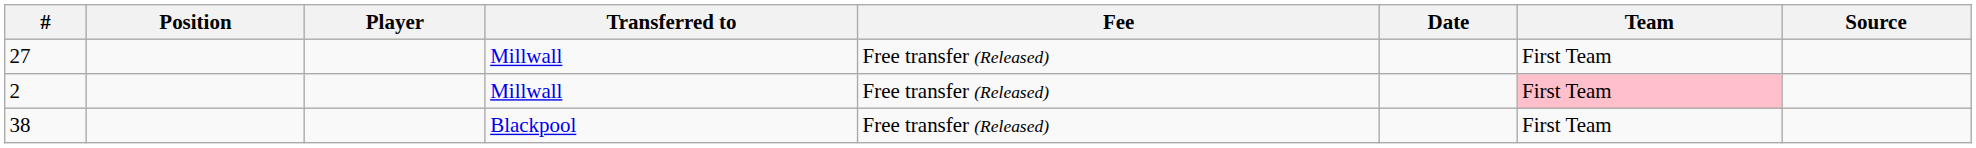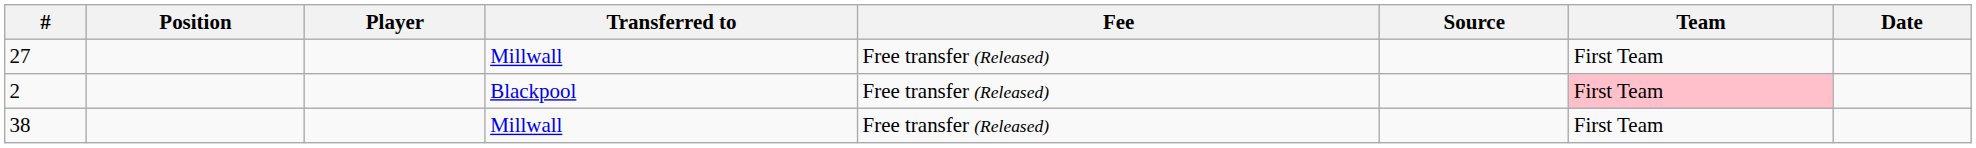columns swapped: (1448, 21) <-> (1876, 21)
(526, 91) Millwall -> (533, 91) Blackpool
(533, 125) Blackpool -> (526, 125) Millwall
